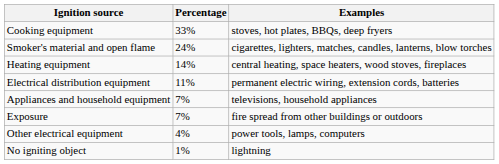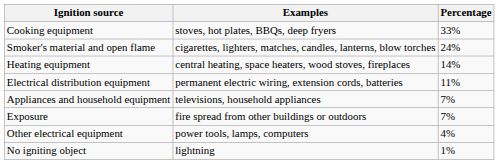columns swapped: (362, 13) <-> (201, 13)
